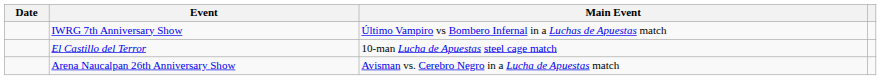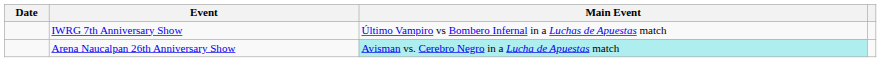- row: (99, 48)
(490, 65) no background -> (490, 48) paleturquoise background
